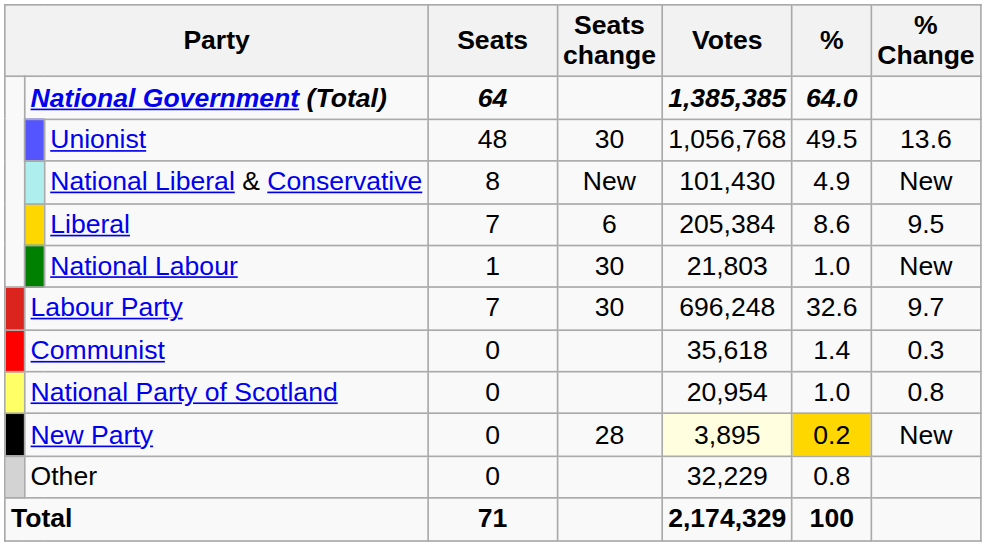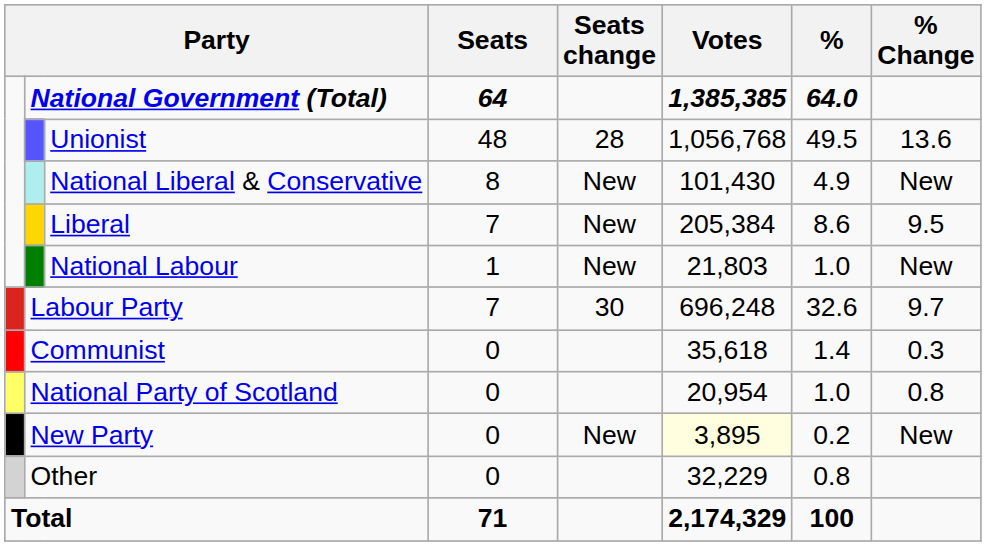(609, 139) 30 -> (609, 139) 28
(609, 223) 6 -> (609, 223) New
(609, 266) 30 -> (609, 266) New
(609, 434) 28 -> (609, 434) New
(832, 434) gold background -> (832, 434) no background
